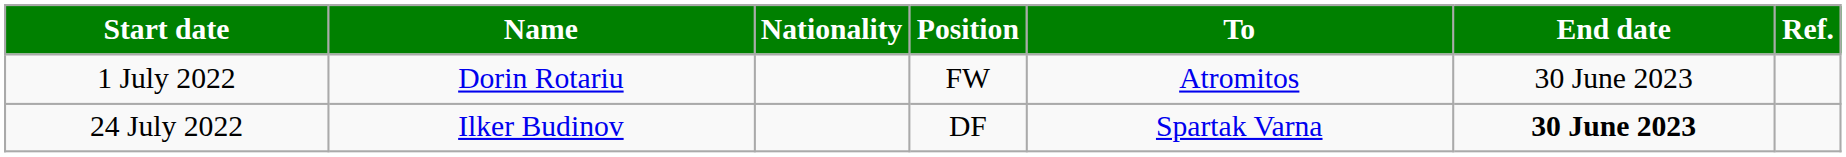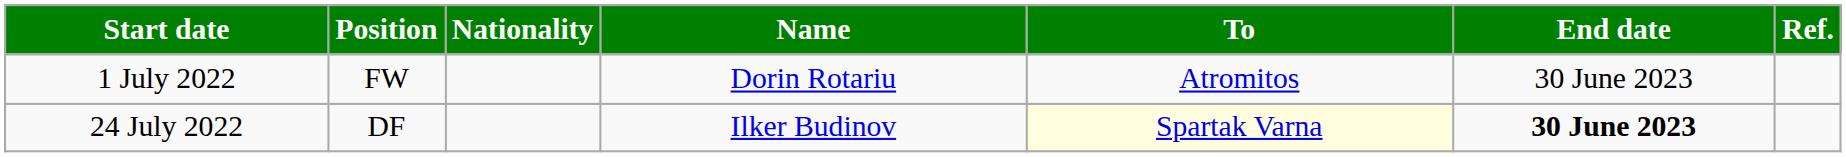columns swapped: (968, 29) <-> (541, 29)
(1239, 127) no background -> (1239, 127) lightyellow background
